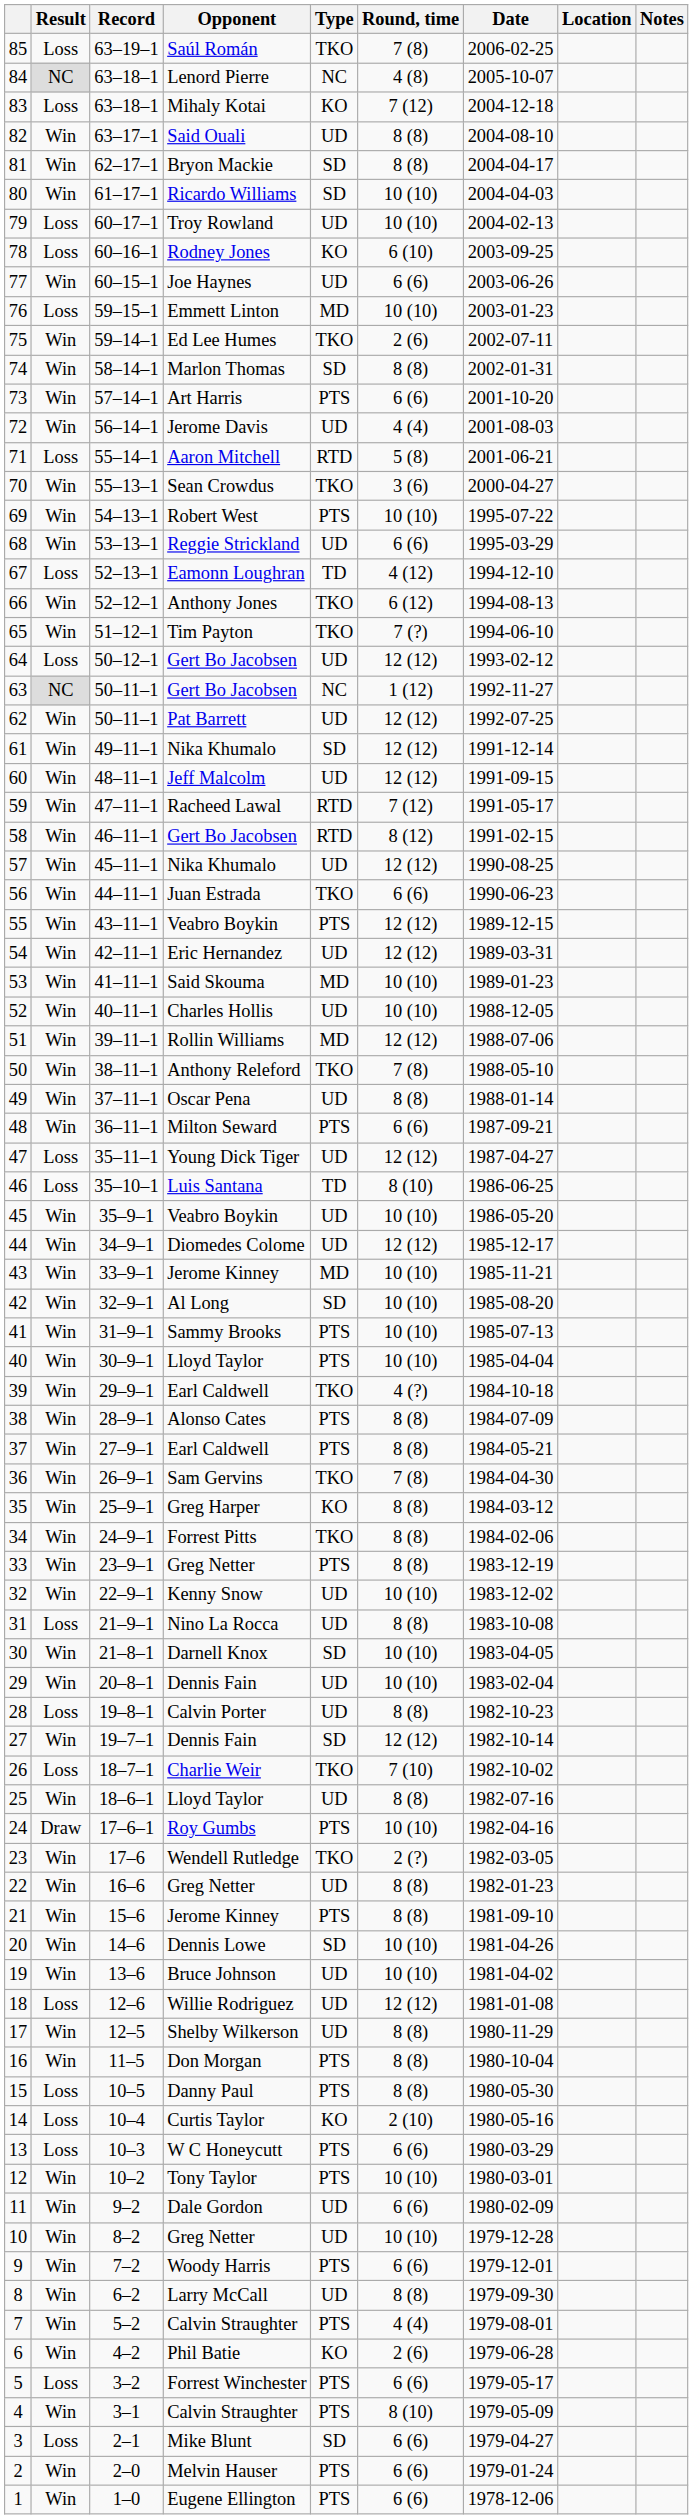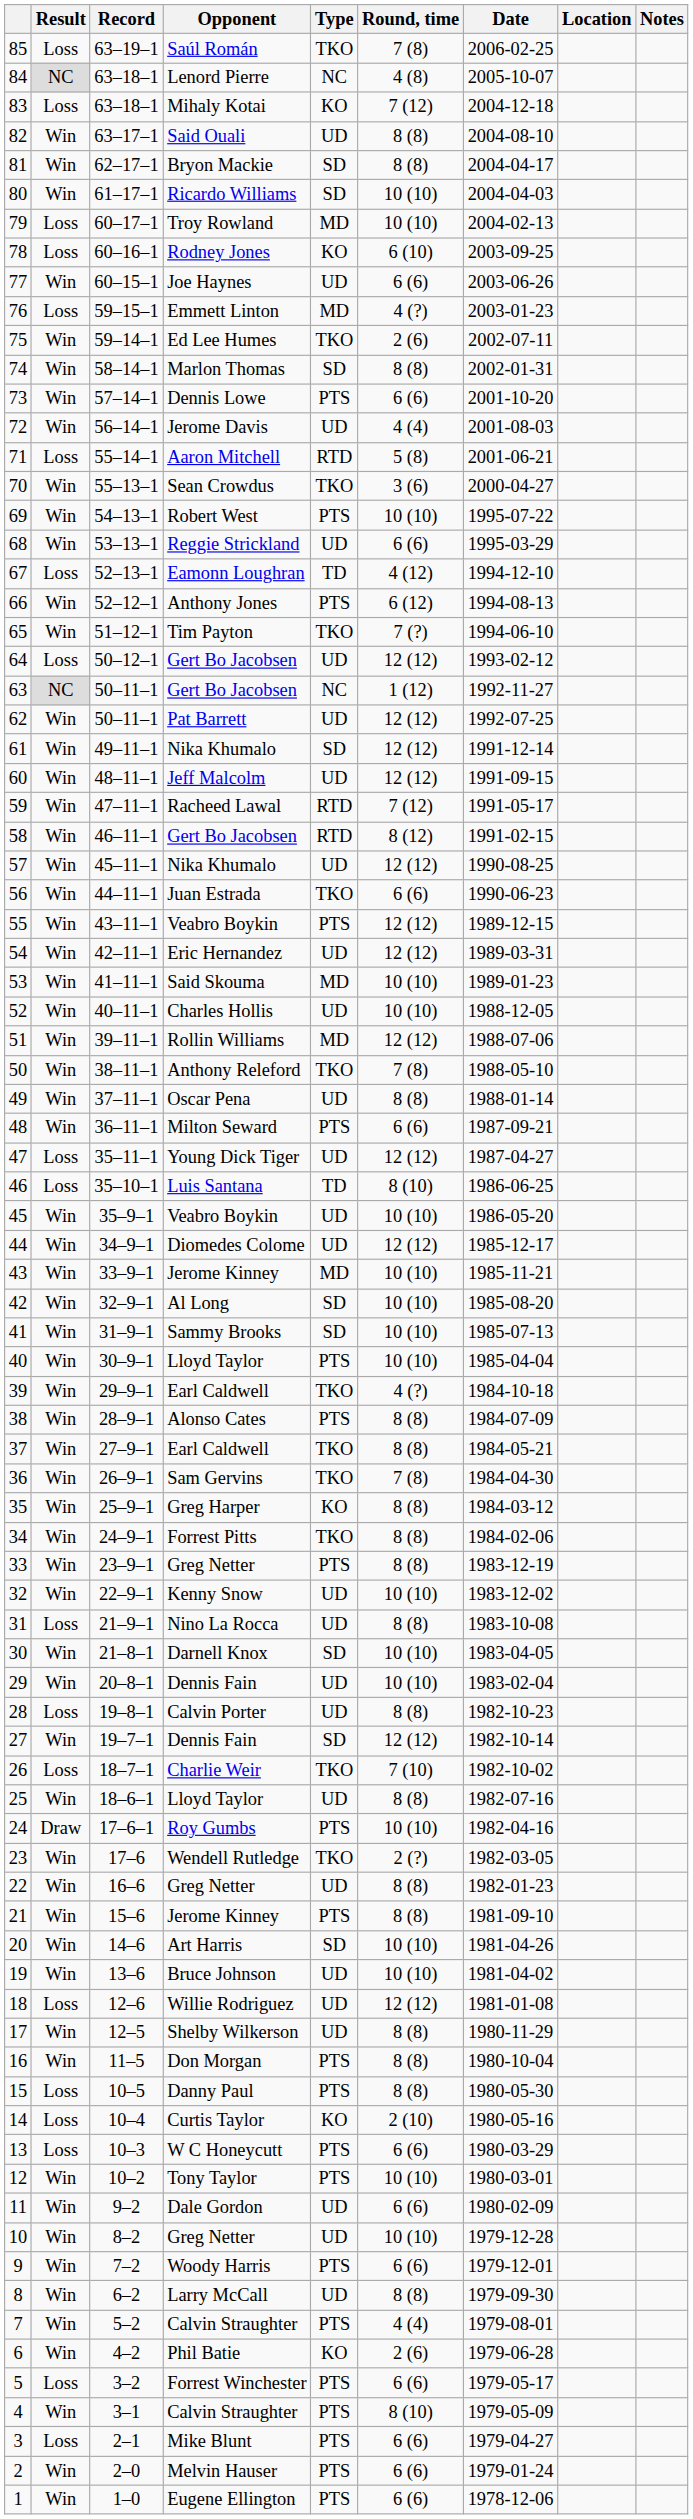(334, 223) UD -> (334, 223) MD
(411, 310) 10 (10) -> (411, 310) 4 (?)
(205, 398) Art Harris -> (216, 398) Dennis Lowe
(334, 602) TKO -> (334, 602) PTS
(334, 1332) PTS -> (334, 1332) SD
(334, 1448) PTS -> (334, 1448) TKO
(216, 1945) Dennis Lowe -> (205, 1945) Art Harris
(334, 2441) SD -> (334, 2441) PTS
